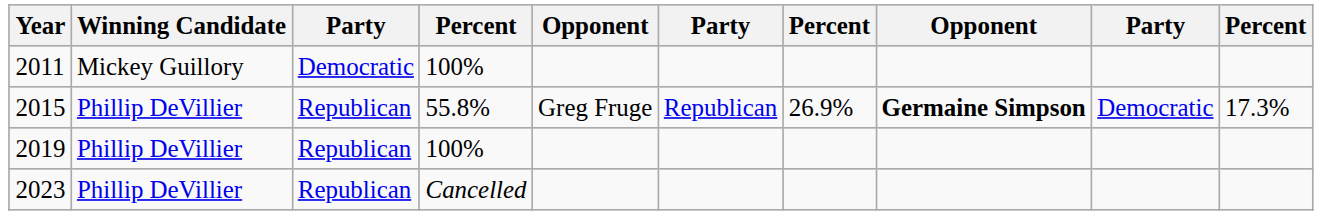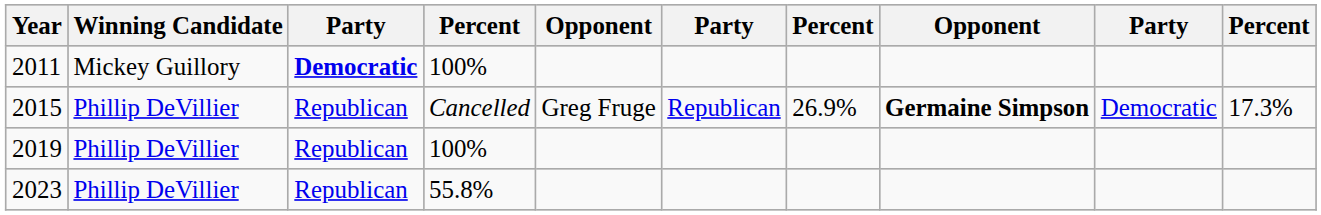(356, 66) normal -> (356, 66) bold
(458, 107) 55.8% -> (479, 107) Cancelled
(476, 189) Cancelled -> (461, 189) 55.8%
